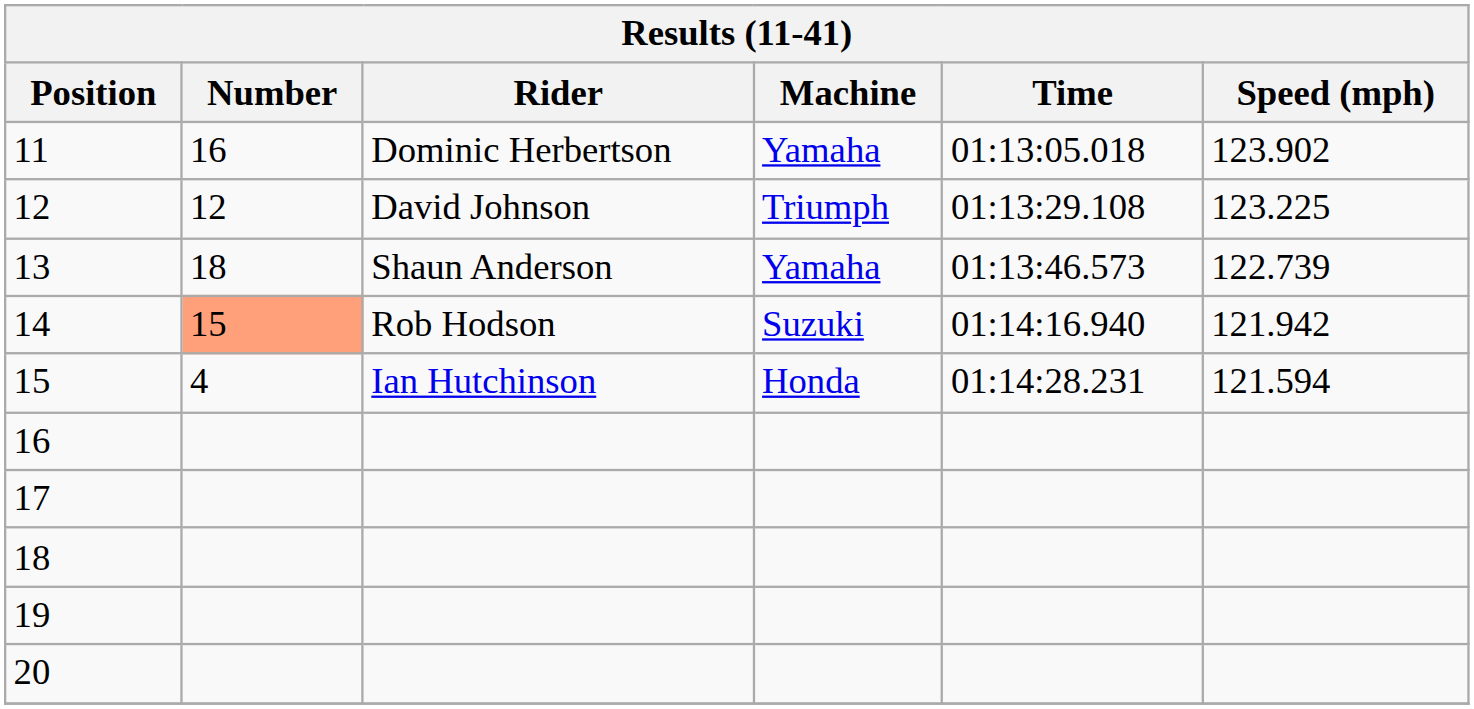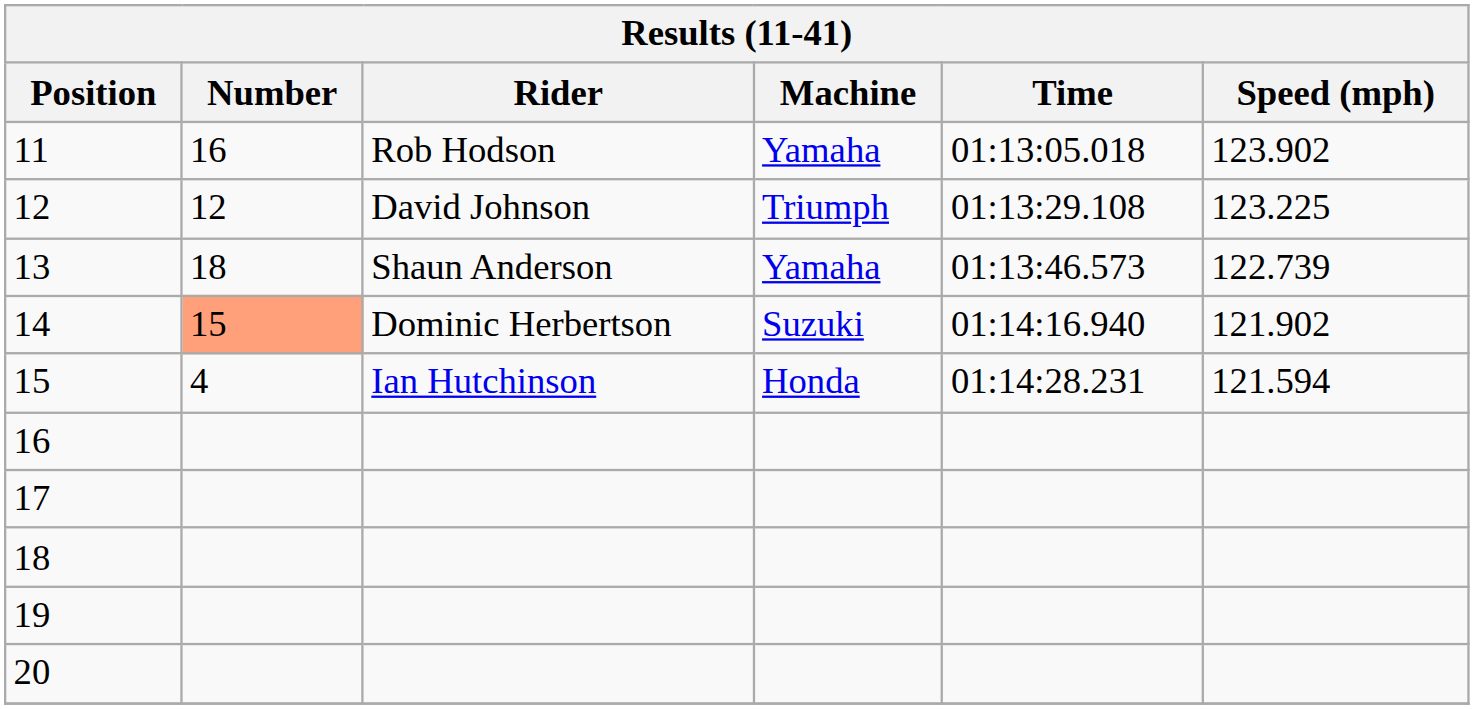(521, 149) Dominic Herbertson -> (463, 149) Rob Hodson
(463, 324) Rob Hodson -> (521, 324) Dominic Herbertson
(1271, 324) 121.942 -> (1271, 324) 121.902
